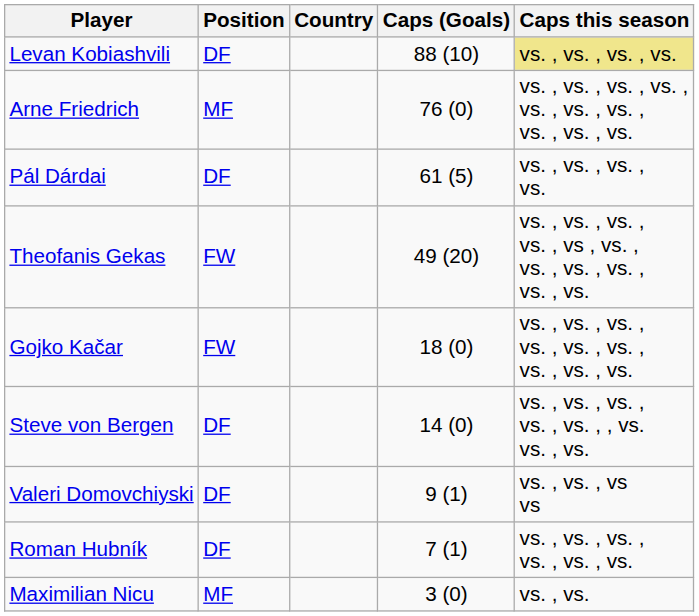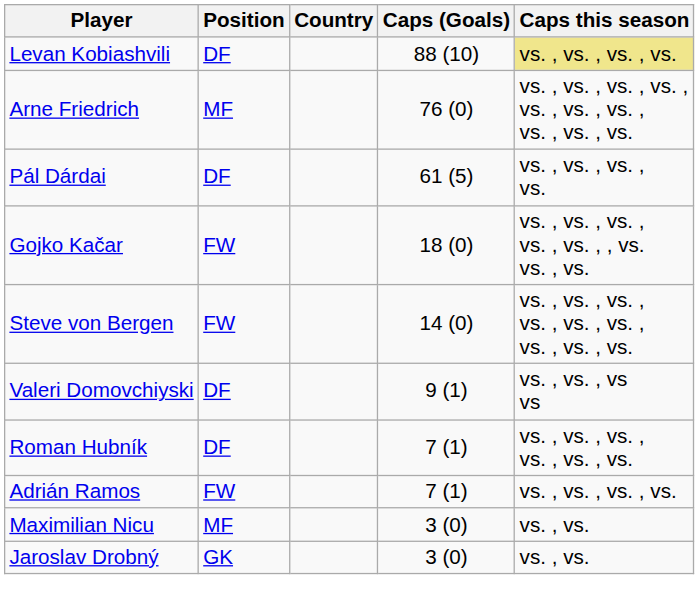- row: (87, 256)
(582, 347) vs. , vs. , vs. , vs. , vs. , vs. , vs. , vs. , vs. -> (582, 244) vs. , vs. , vs. , vs. , vs. , , vs. vs. , vs.
(217, 426) DF -> (219, 323) FW
(582, 426) vs. , vs. , vs. , vs. , vs. , , vs. vs. , vs. -> (582, 323) vs. , vs. , vs. , vs. , vs. , vs. , vs. , vs. , vs.
+ row: (75, 491)
+ row: (84, 557)
